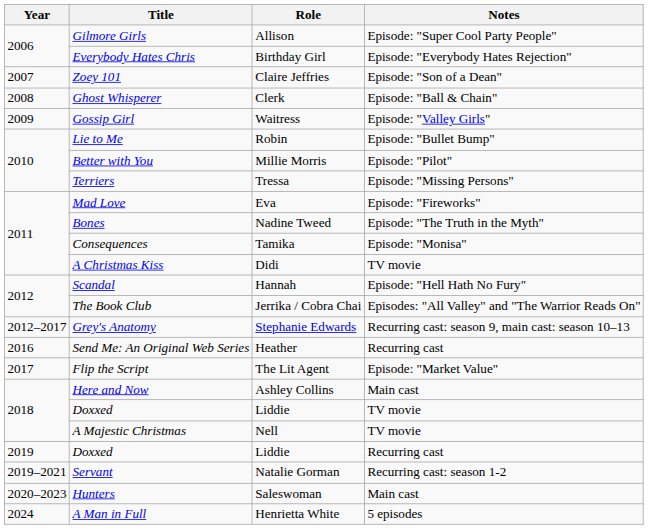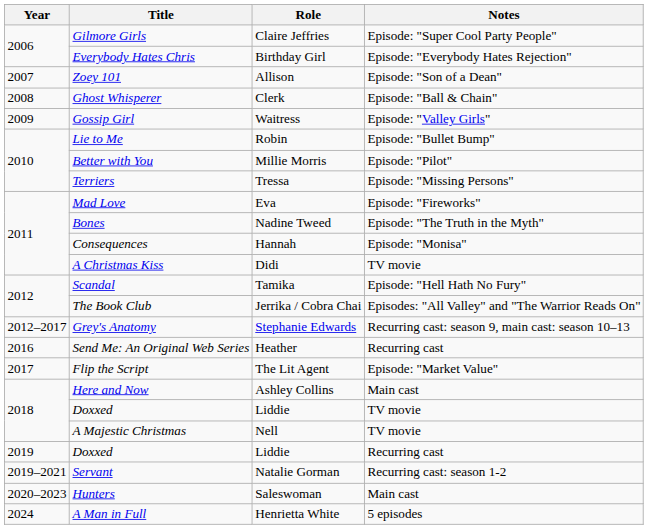(275, 35) Allison -> (292, 35) Claire Jeffries
(292, 77) Claire Jeffries -> (275, 77) Allison
(275, 243) Tamika -> (276, 243) Hannah
(276, 285) Hannah -> (275, 285) Tamika
